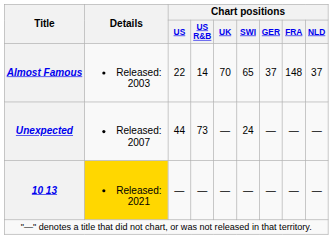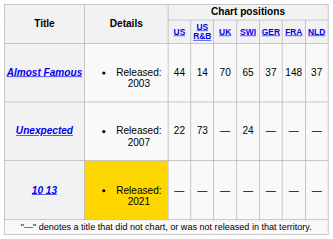(179, 72) 22 -> (179, 72) 44
(179, 131) 44 -> (179, 131) 22
